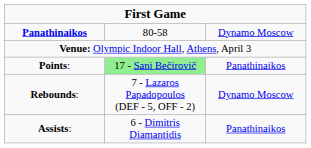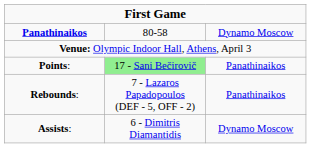(256, 94) Dynamo Moscow -> (256, 94) Panathinaikos
(256, 128) Panathinaikos -> (256, 128) Dynamo Moscow
